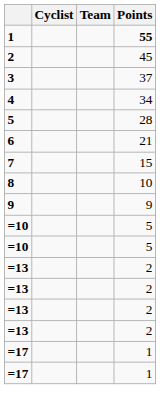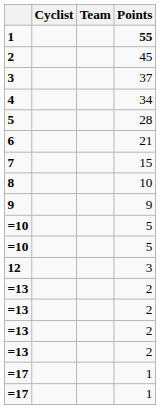+ row: (14, 267)
